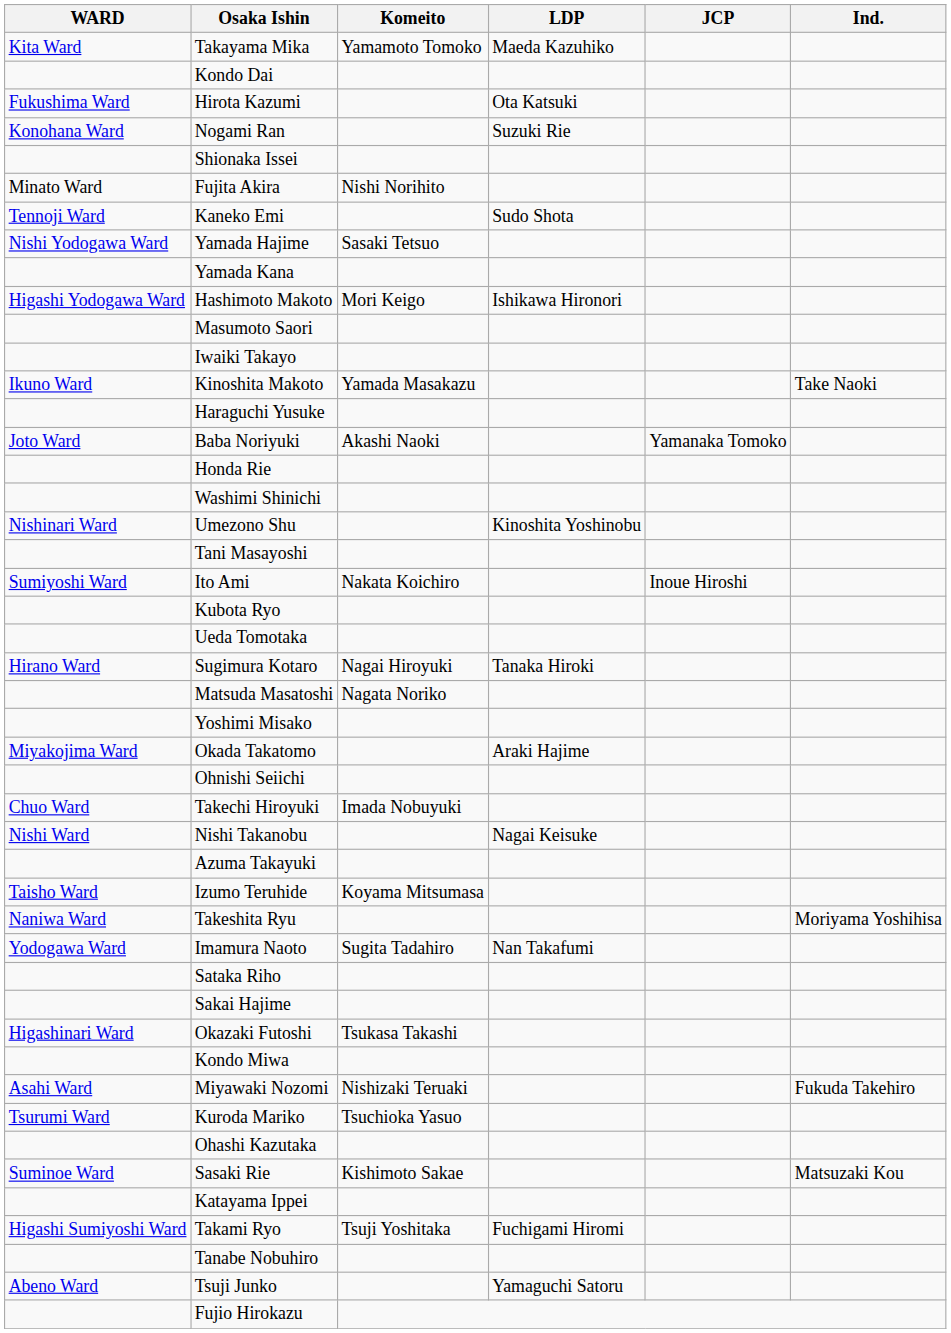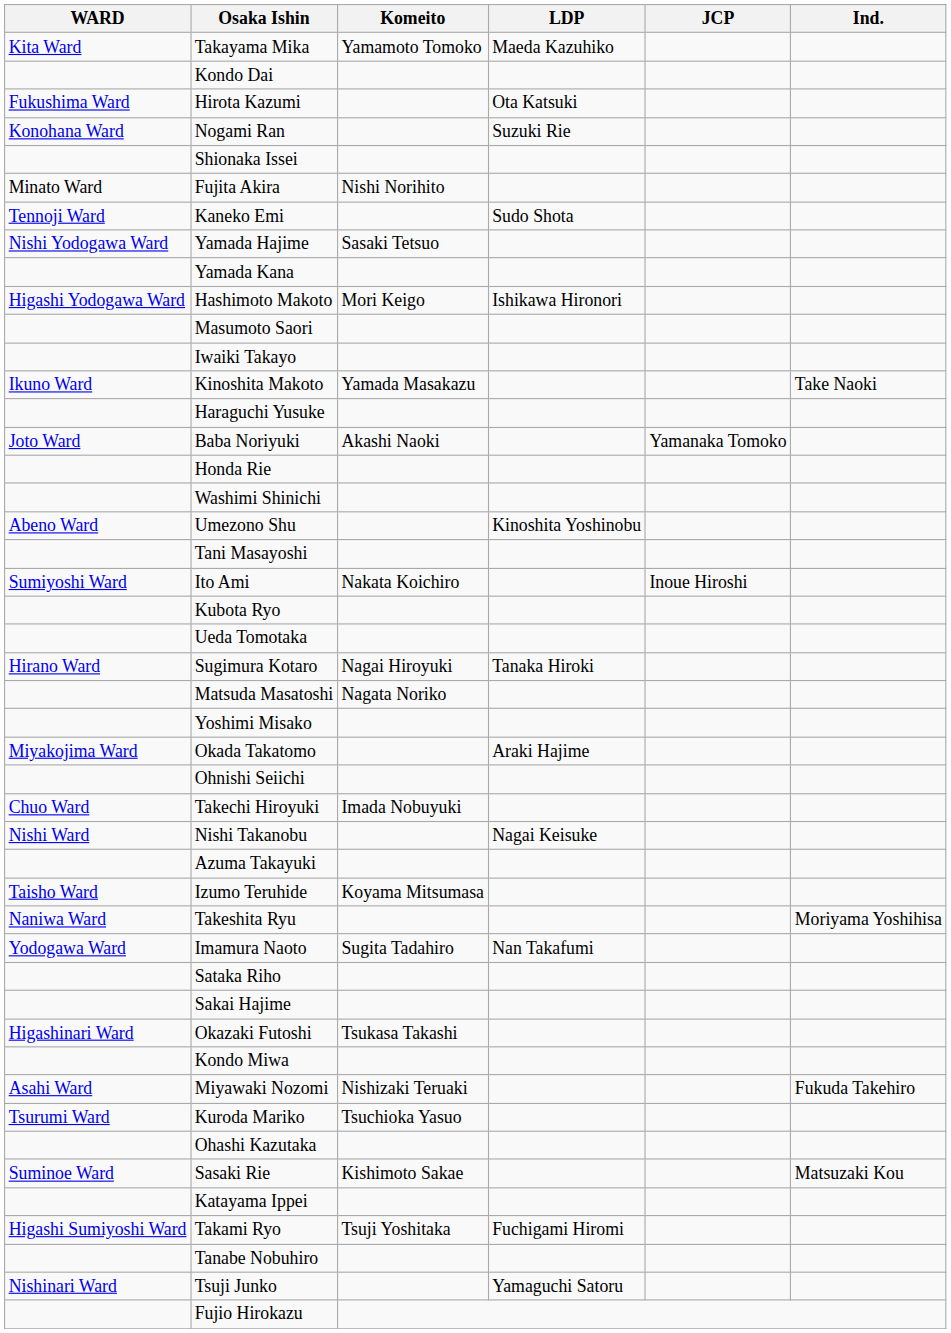(63, 525) Nishinari Ward -> (53, 525) Abeno Ward
(53, 1286) Abeno Ward -> (63, 1286) Nishinari Ward
